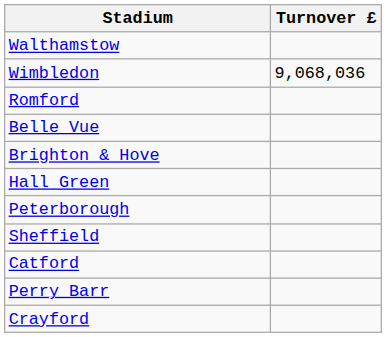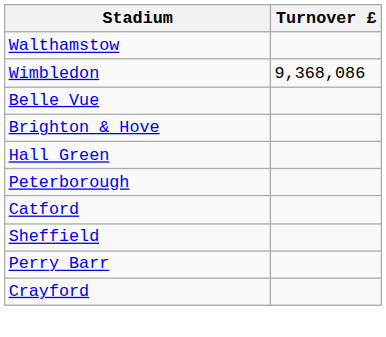(320, 73) 9,068,036 -> (320, 73) 9,368,086
- row: (44, 100)
rows swapped: (44, 264) <-> (54, 237)
